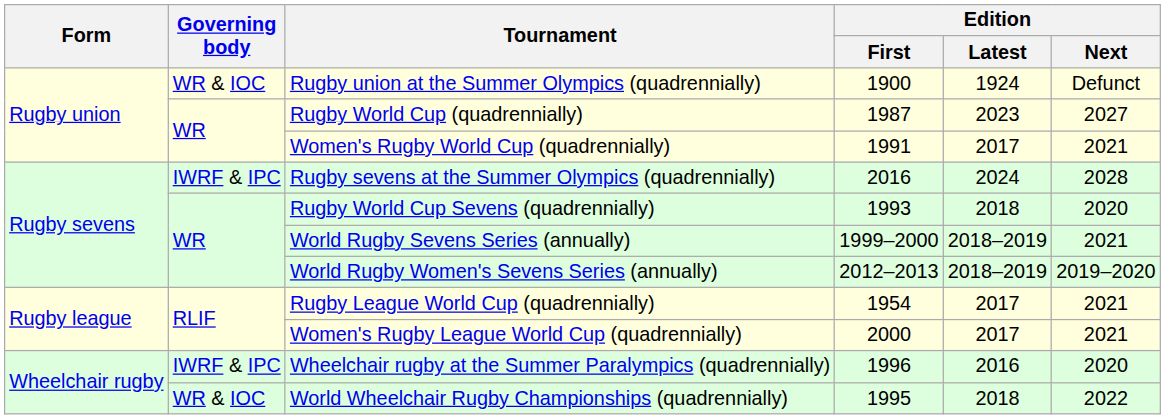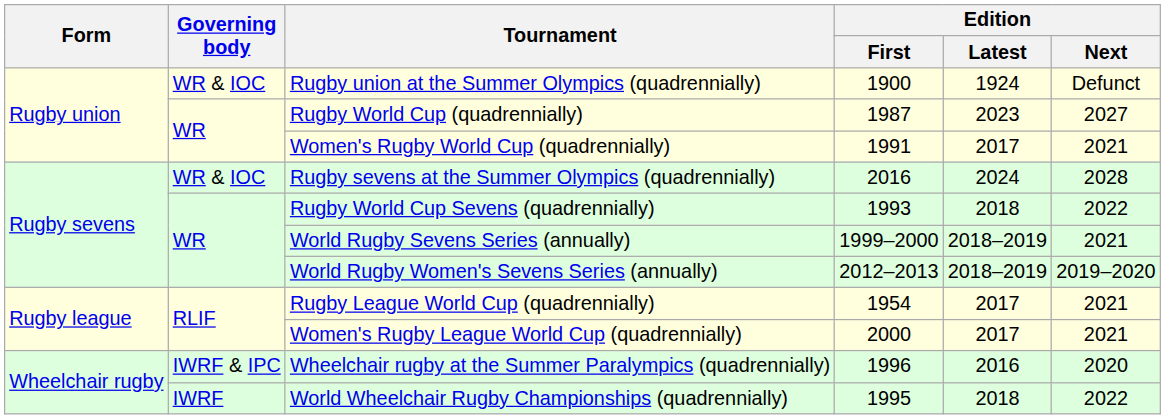(227, 177) IWRF & IPC -> (219, 177) WR & IOC
(1106, 209) 2020 -> (1106, 209) 2022
(219, 397) WR & IOC -> (198, 397) IWRF
